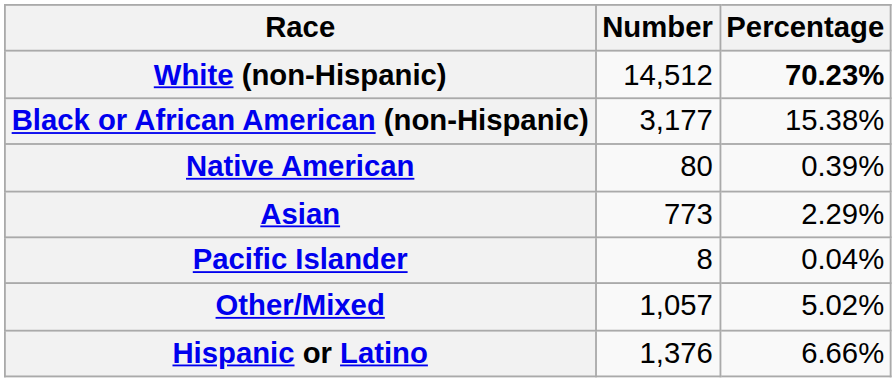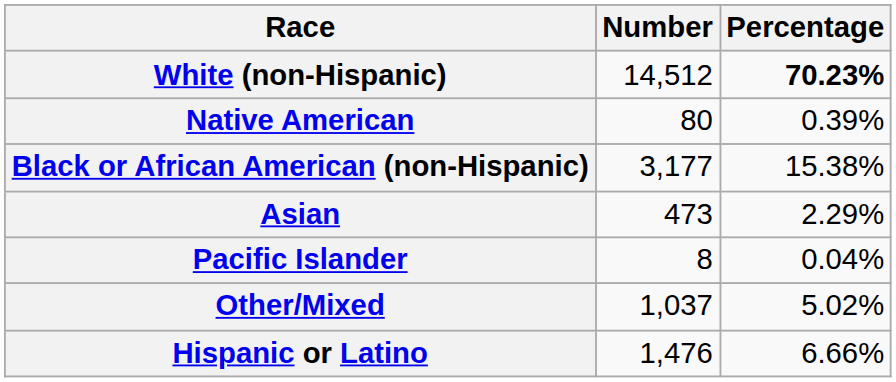rows swapped: (300, 120) <-> (300, 167)
(688, 213) 773 -> (688, 213) 473
(676, 306) 1,057 -> (676, 306) 1,037
(676, 352) 1,376 -> (676, 352) 1,476
